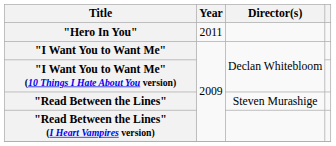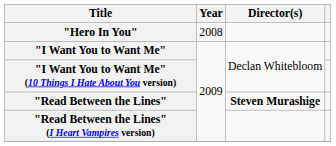(211, 32) 2011 -> (211, 32) 2008
(275, 100) normal -> (275, 100) bold
